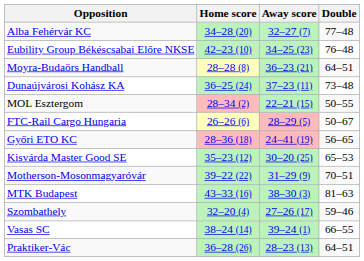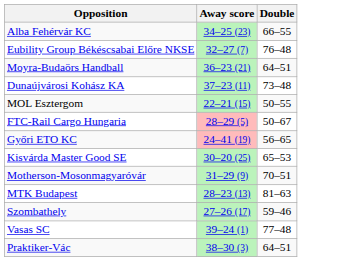- column: (228, 13)
(289, 31) 32–27 (7) -> (227, 31) 34–25 (23)
(339, 31) 77–48 -> (277, 31) 66–55
(289, 49) 34–25 (23) -> (227, 49) 32–27 (7)
(289, 193) 38–30 (3) -> (227, 193) 28–23 (13)
(339, 229) 66–55 -> (277, 229) 77–48
(289, 247) 28–23 (13) -> (227, 247) 38–30 (3)
